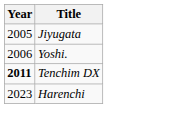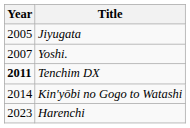(20, 53) 2006 -> (20, 53) 2007
+ row: (110, 93)
